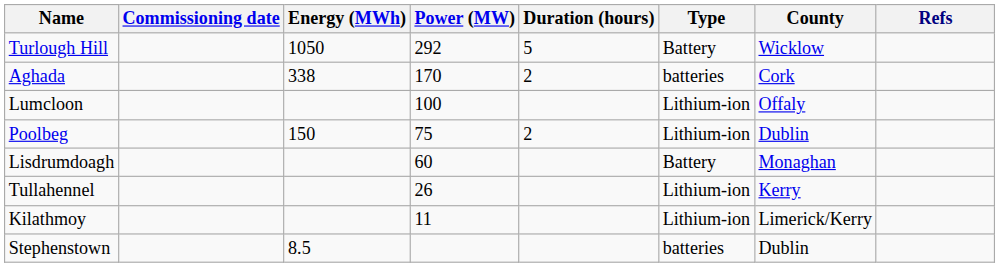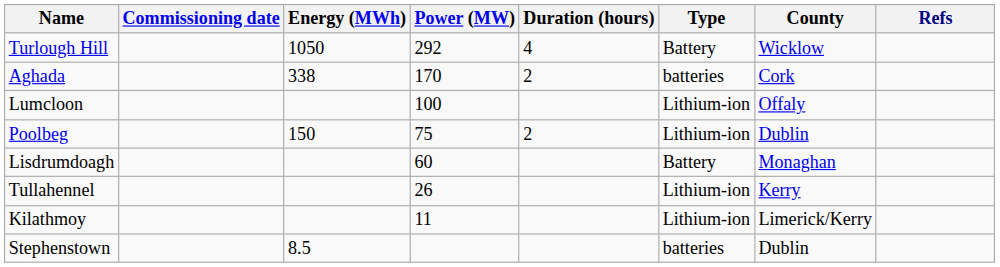(528, 47) 5 -> (528, 47) 4
